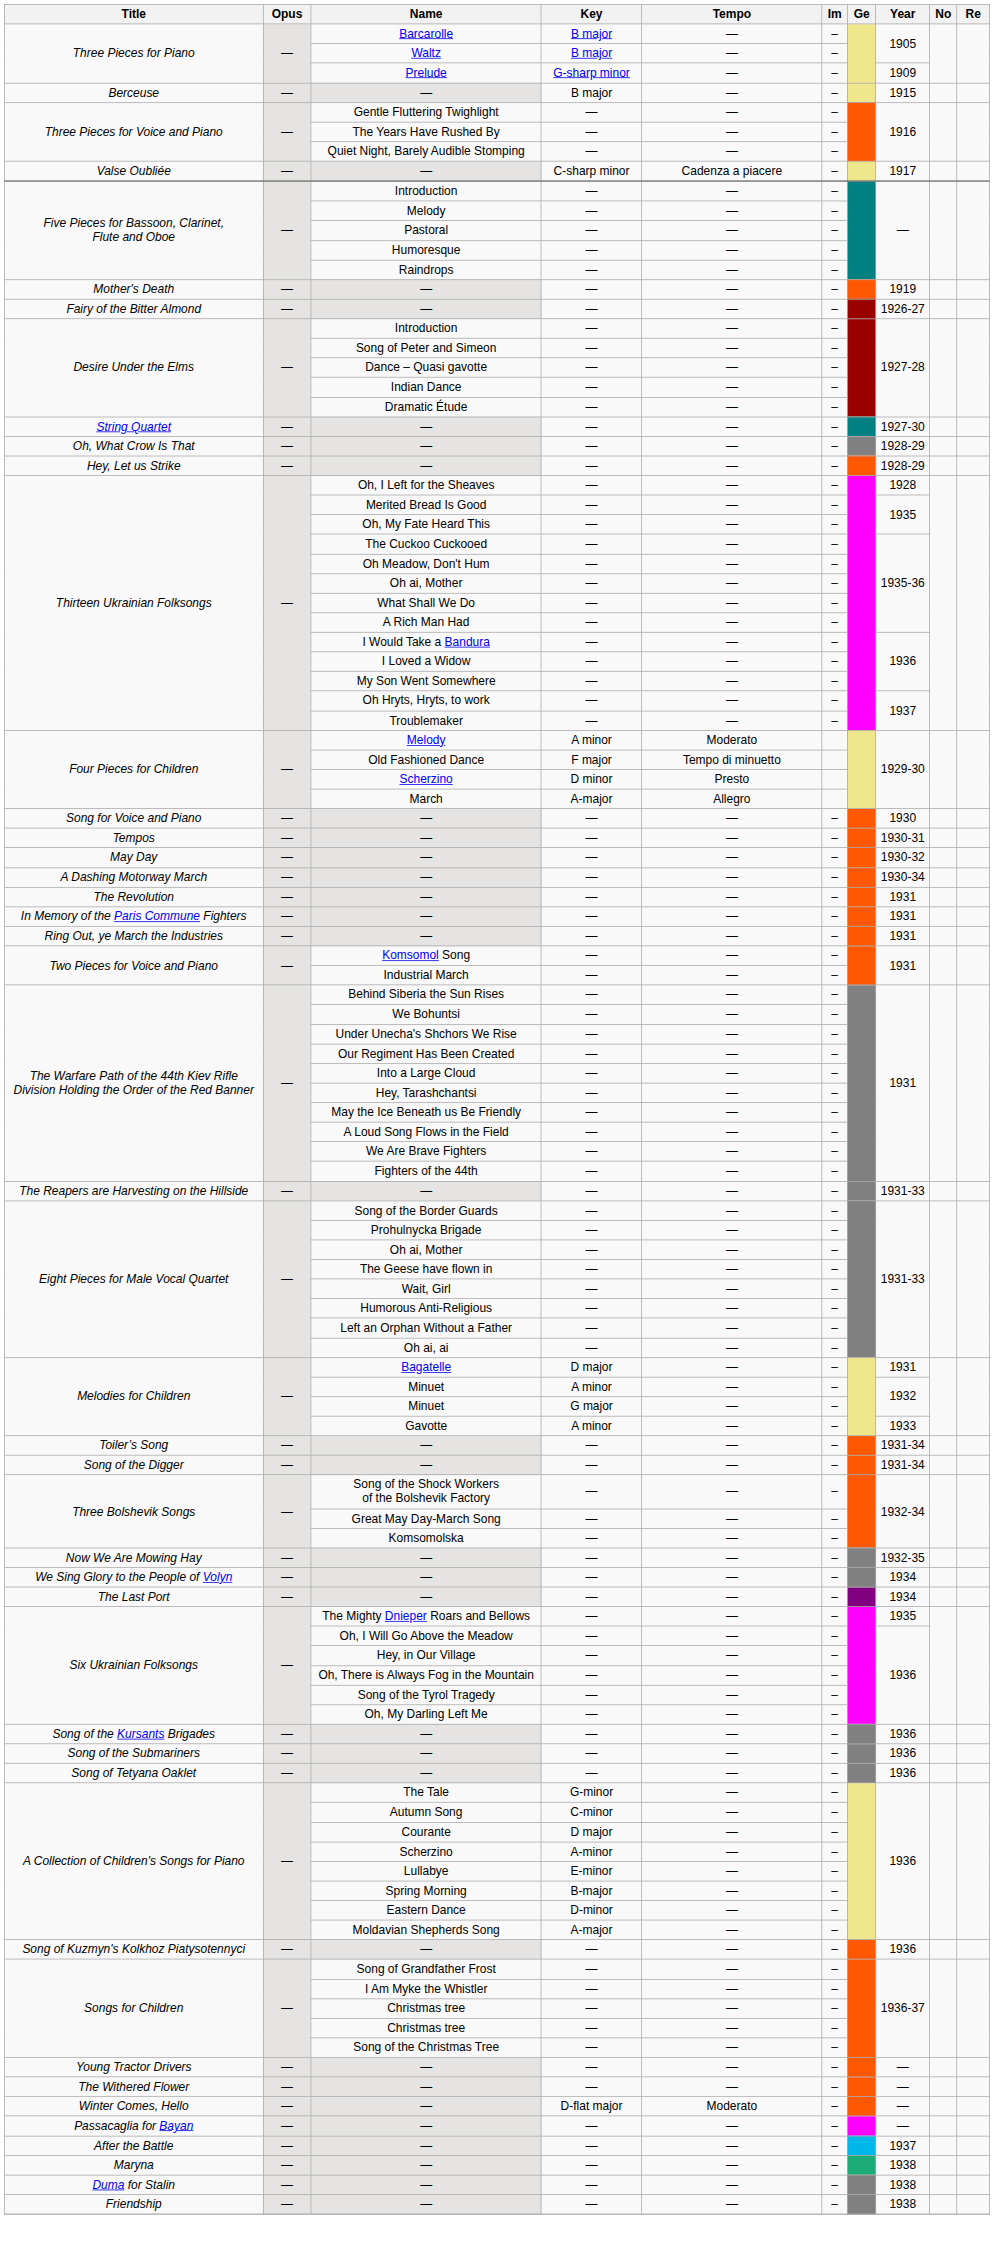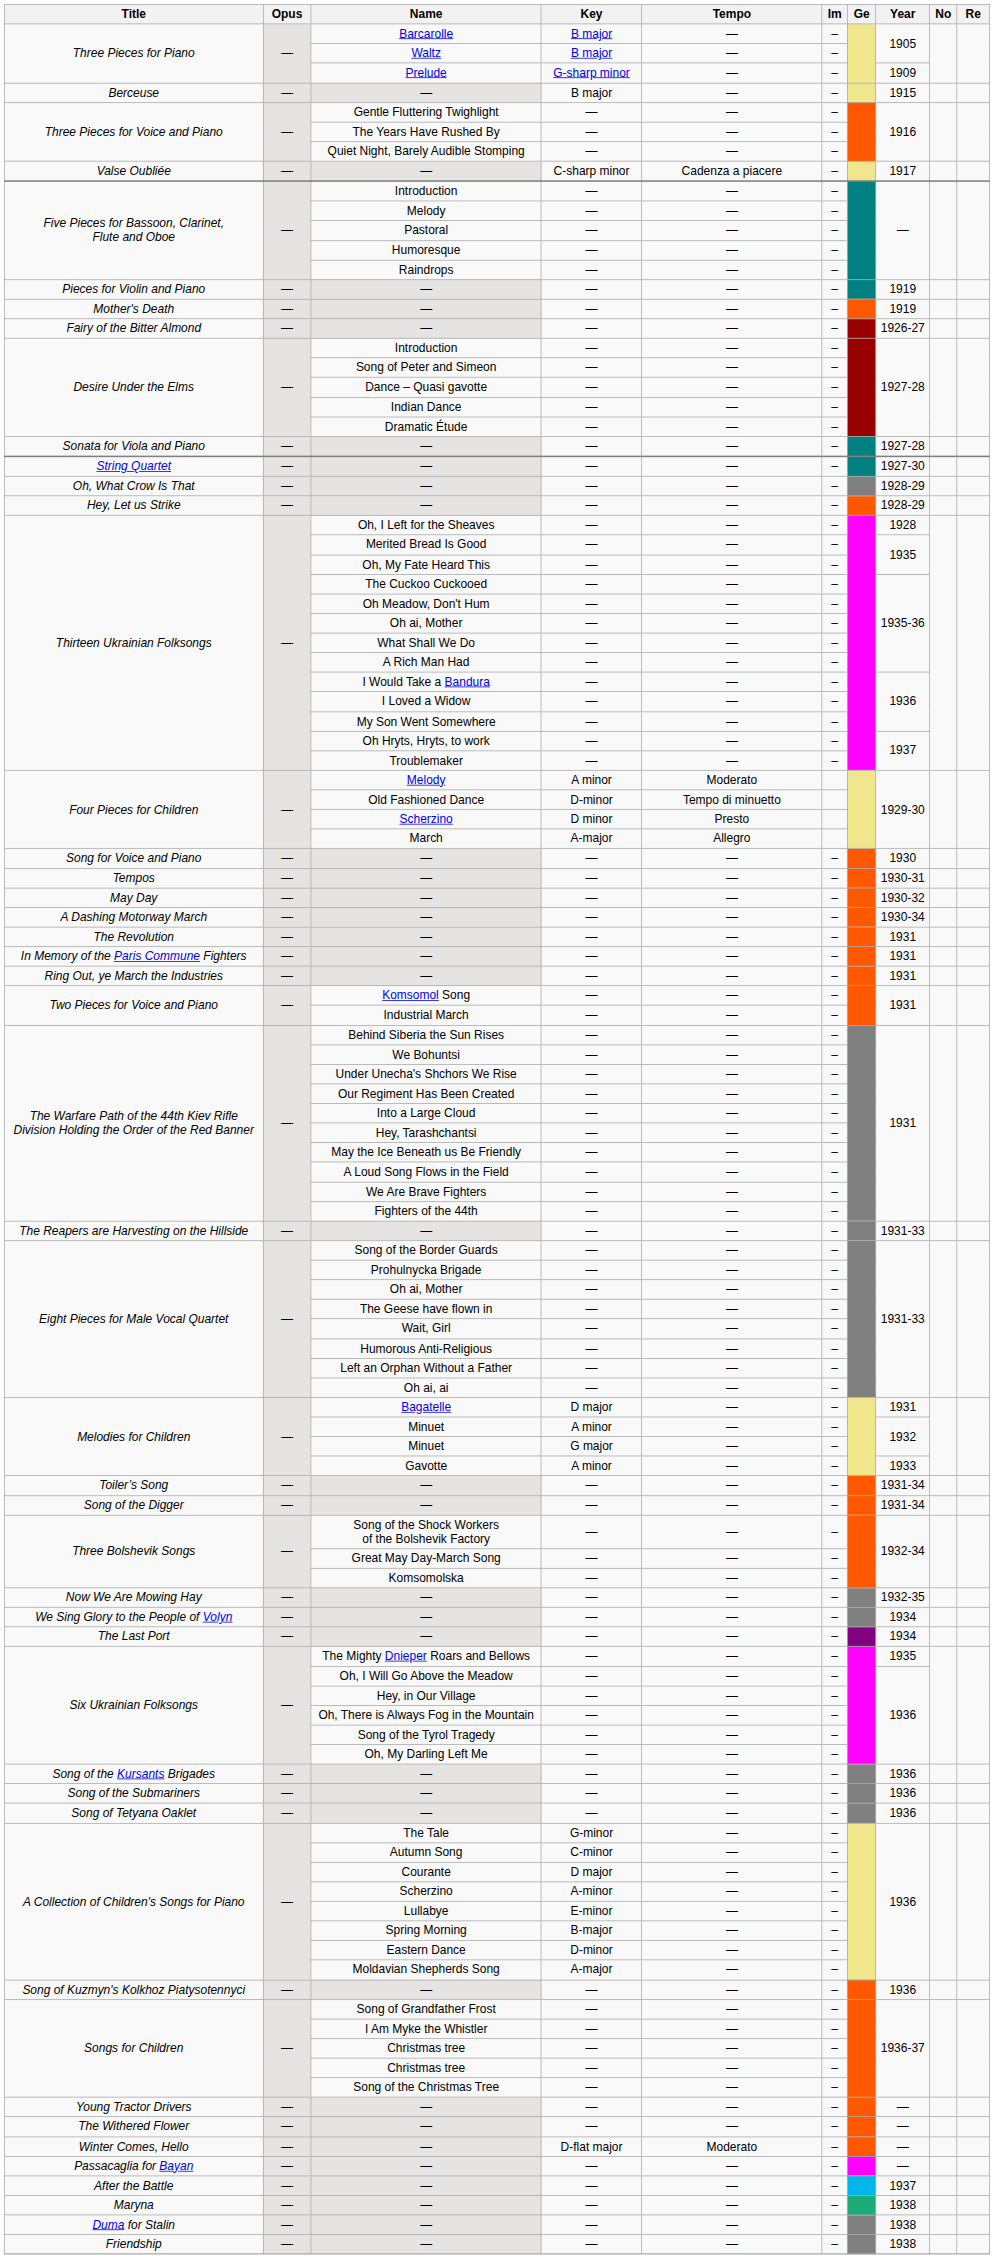+ row: (134, 289)
+ row: (134, 446)
(592, 760) F major -> (592, 800) D-minor
